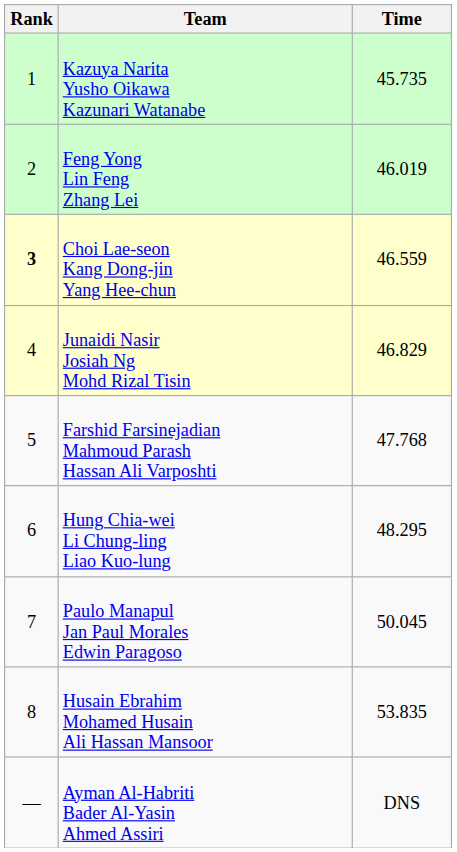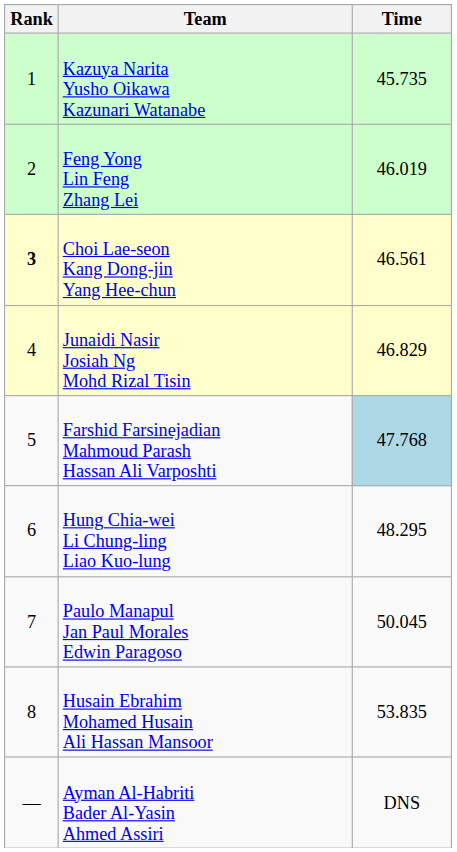(402, 259) 46.559 -> (402, 259) 46.561
(402, 440) no background -> (402, 440) lightblue background
